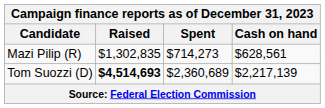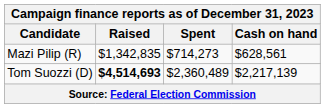(130, 53) $1,302,835 -> (130, 53) $1,342,835
(198, 73) $2,360,689 -> (198, 73) $2,360,489
